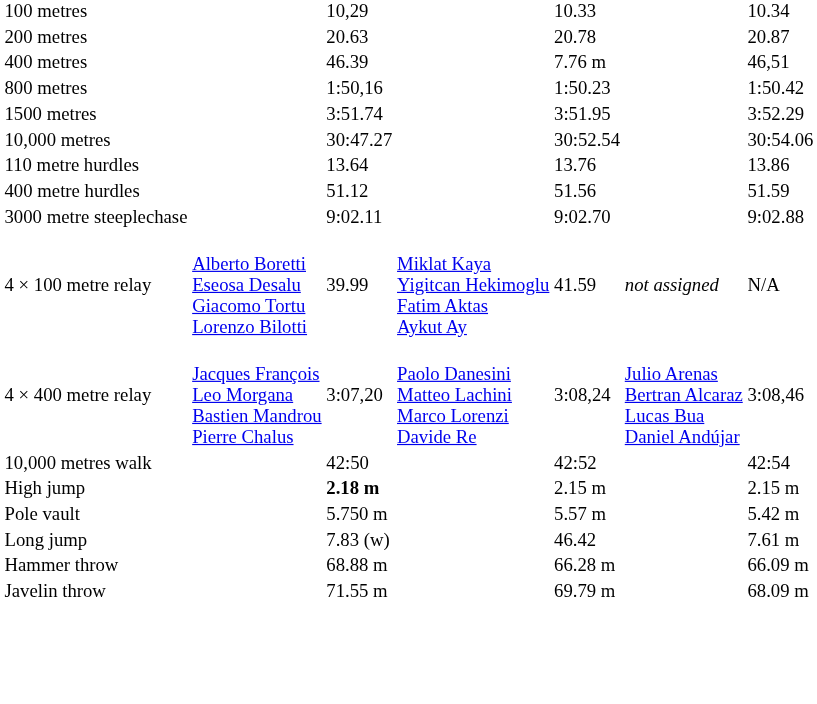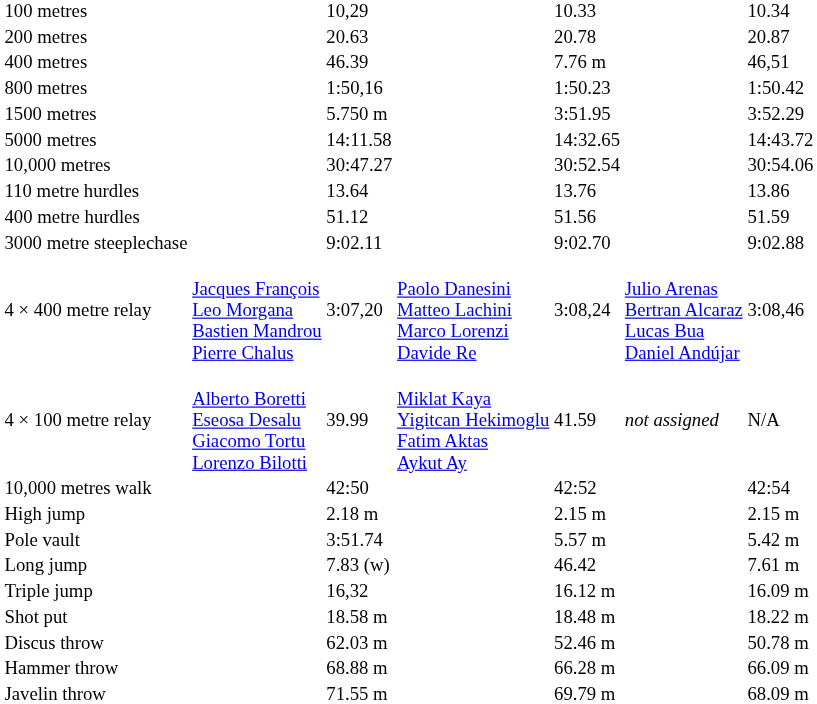(355, 113) 3:51.74 -> (357, 113) 5.750 m
+ row: (51, 139)
rows swapped: (78, 284) <-> (78, 394)
(353, 488) bold -> (352, 514) normal
(357, 514) 5.750 m -> (355, 539) 3:51.74
+ row: (49, 591)
+ row: (36, 617)
+ row: (54, 642)
